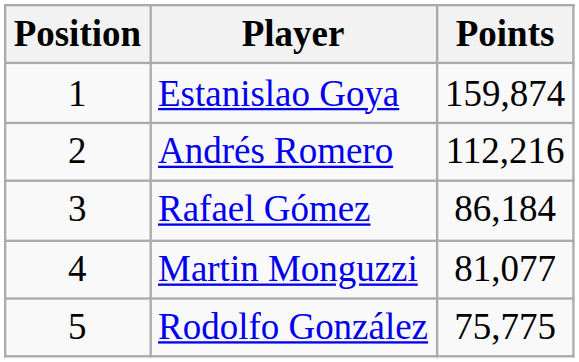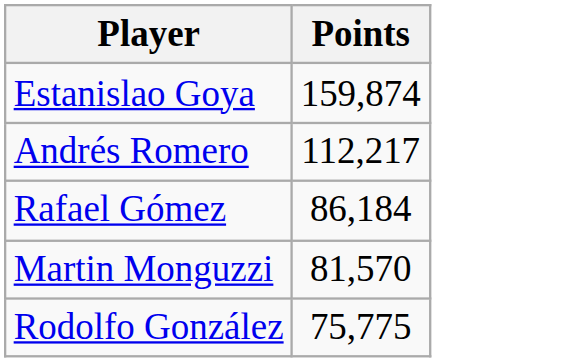- column: (77, 33)
(505, 151) 112,216 -> (361, 151) 112,217
(505, 268) 81,077 -> (361, 268) 81,570
